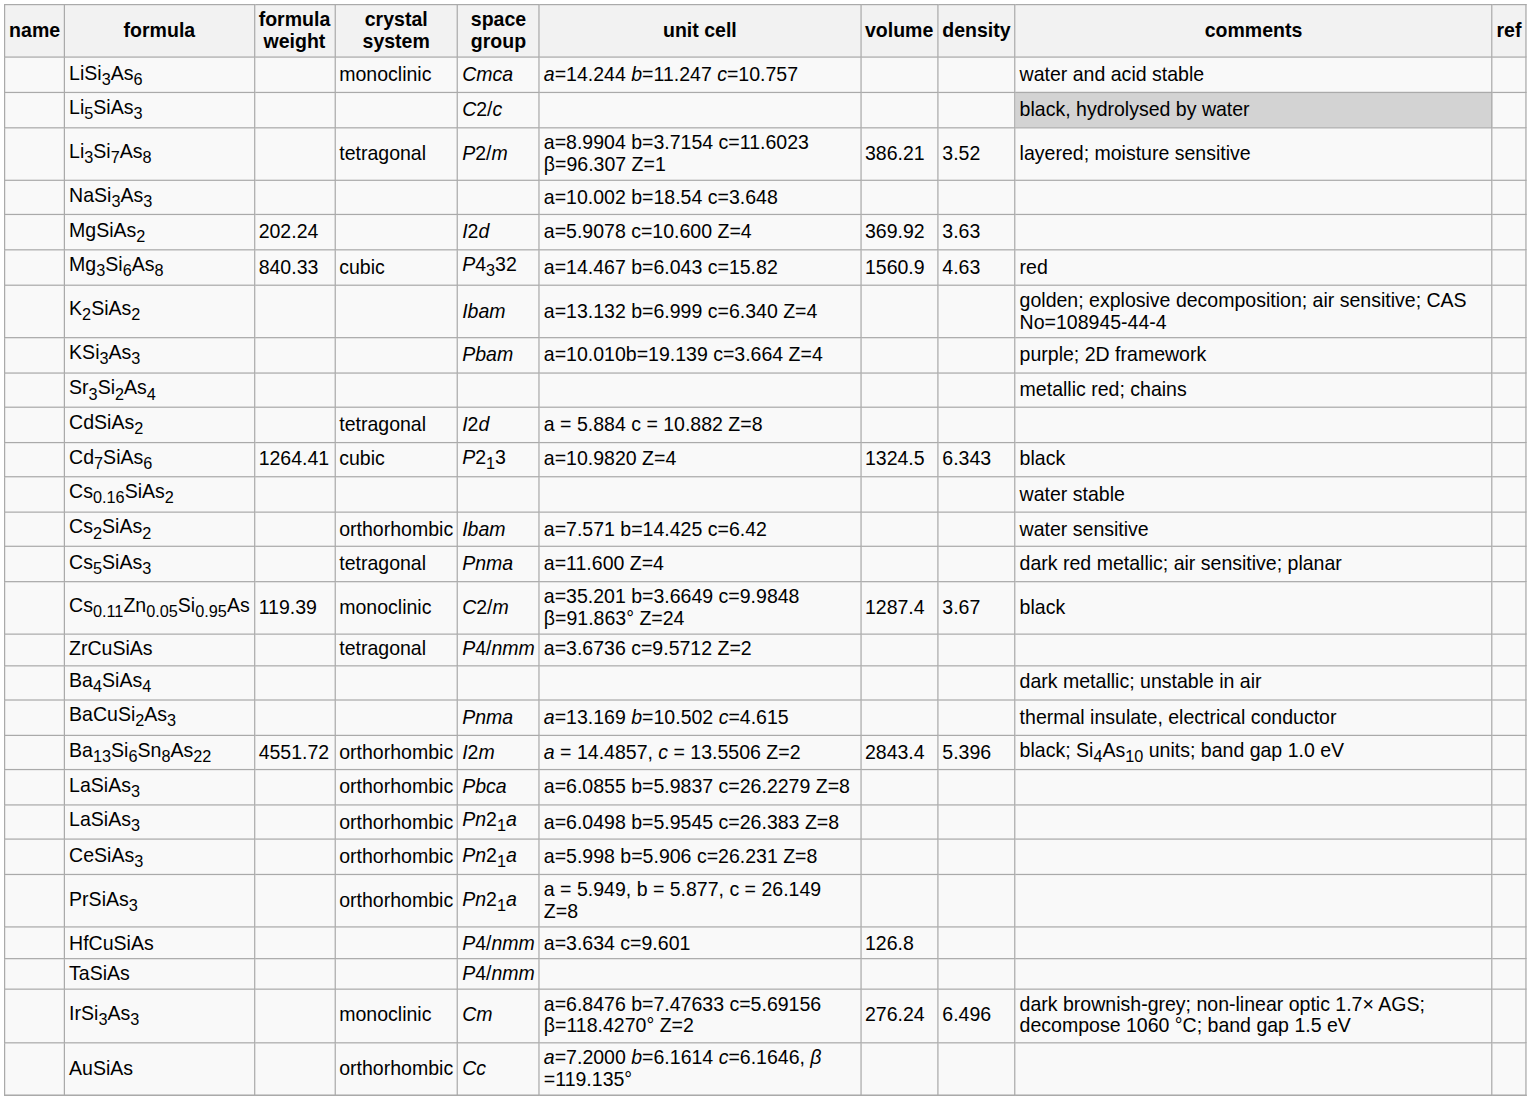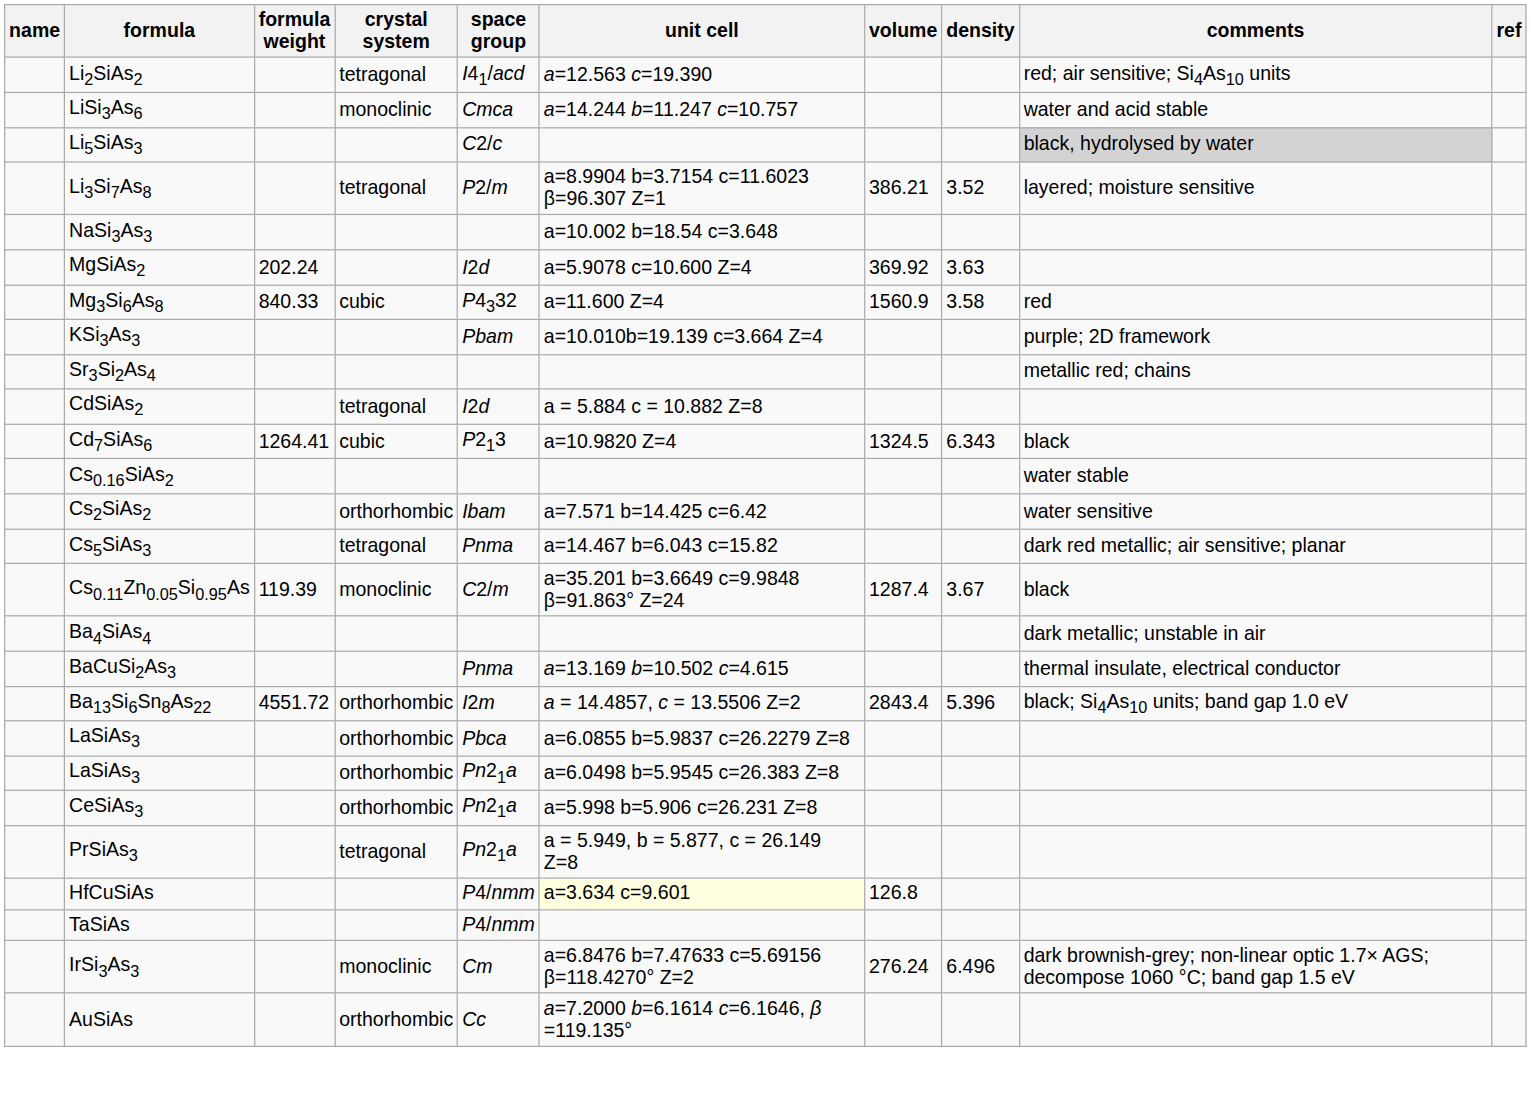+ row: (106, 75)
(661, 267) a=14.467 b=6.043 c=15.82 -> (604, 301) a=11.600 Z=4
(961, 267) 4.63 -> (965, 301) 3.58
- row: (105, 311)
(604, 563) a=11.600 Z=4 -> (661, 545) a=14.467 b=6.043 c=15.82
- row: (111, 649)
(396, 900) orthorhombic -> (383, 851) tetragonal
(617, 942) no background -> (617, 893) lightyellow background
